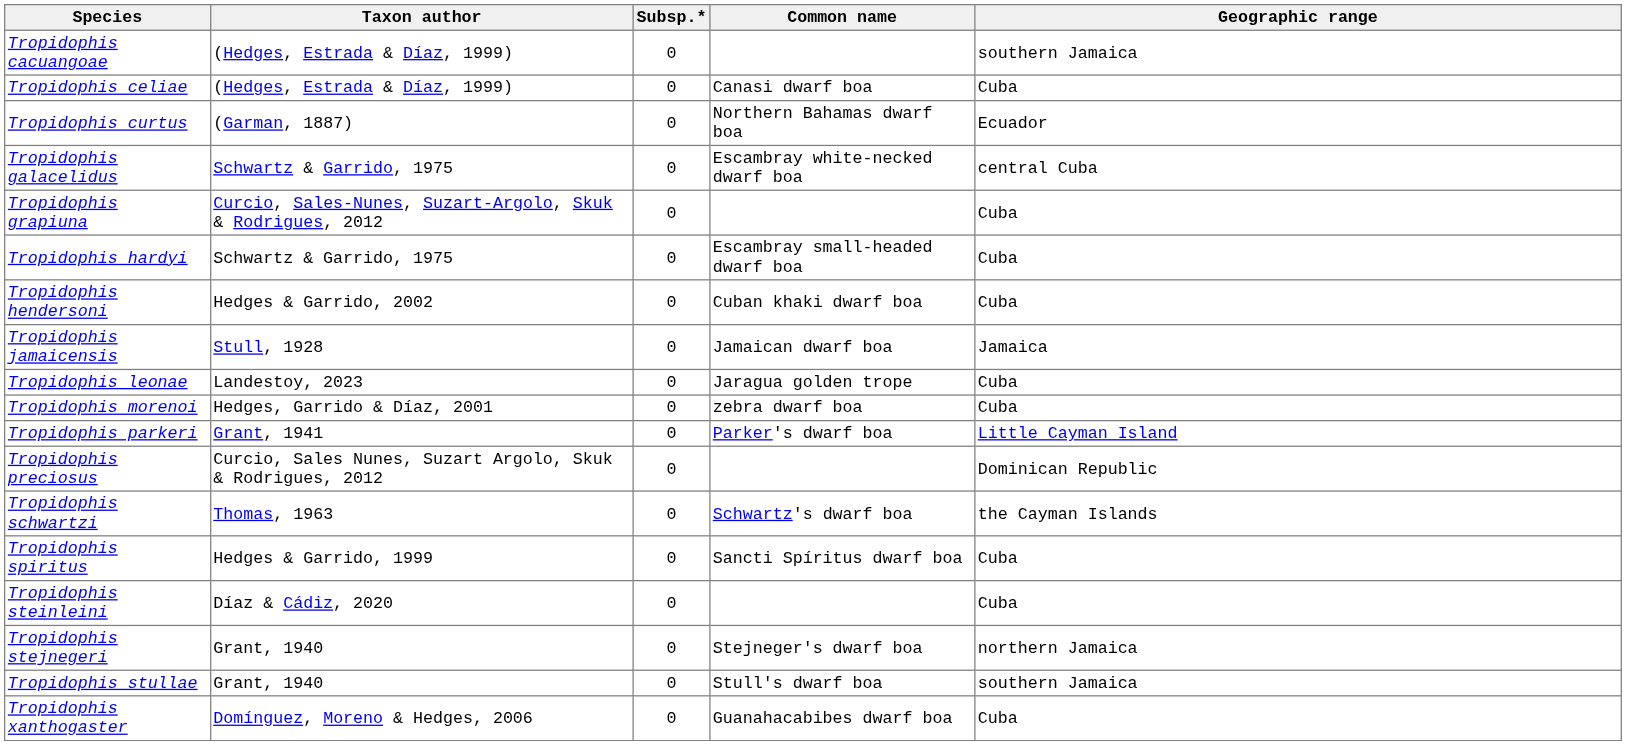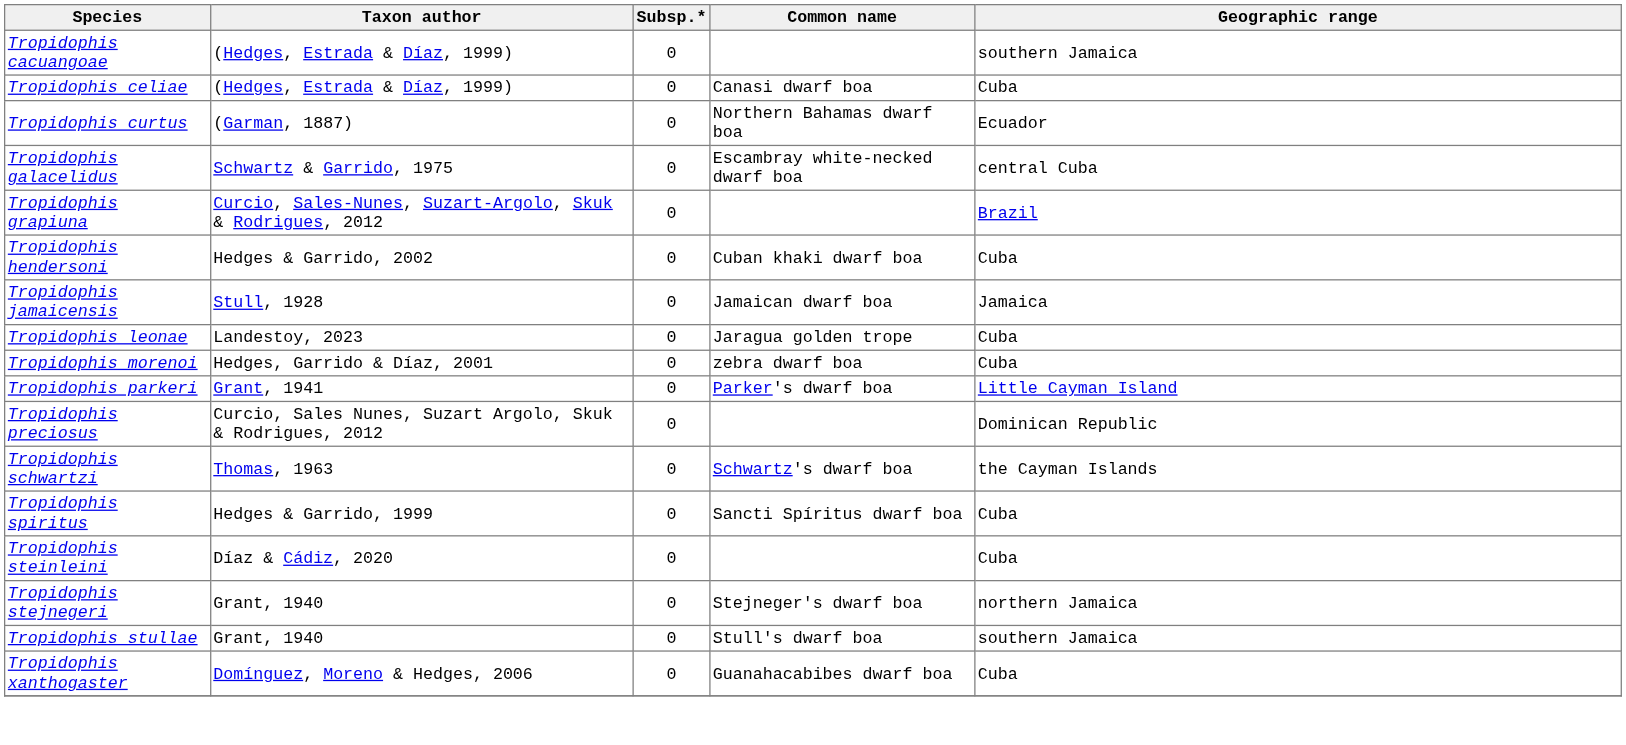(998, 213) Cuba -> (1008, 213) Brazil
- row: (98, 257)
